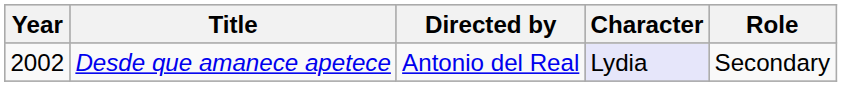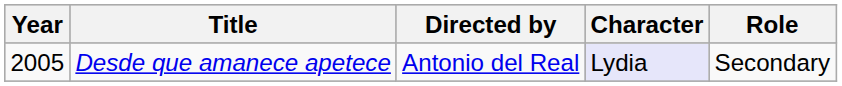(37, 62) 2002 -> (37, 62) 2005
